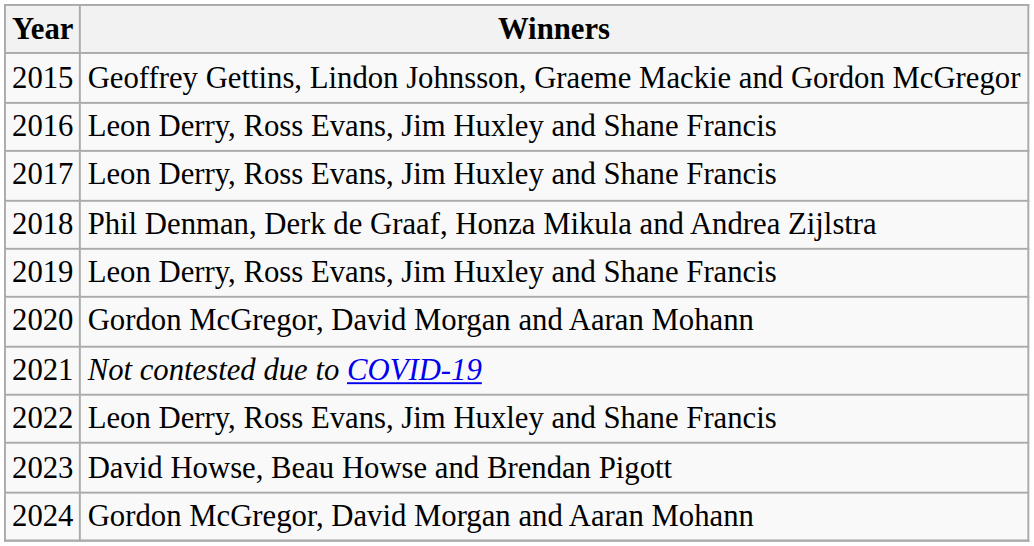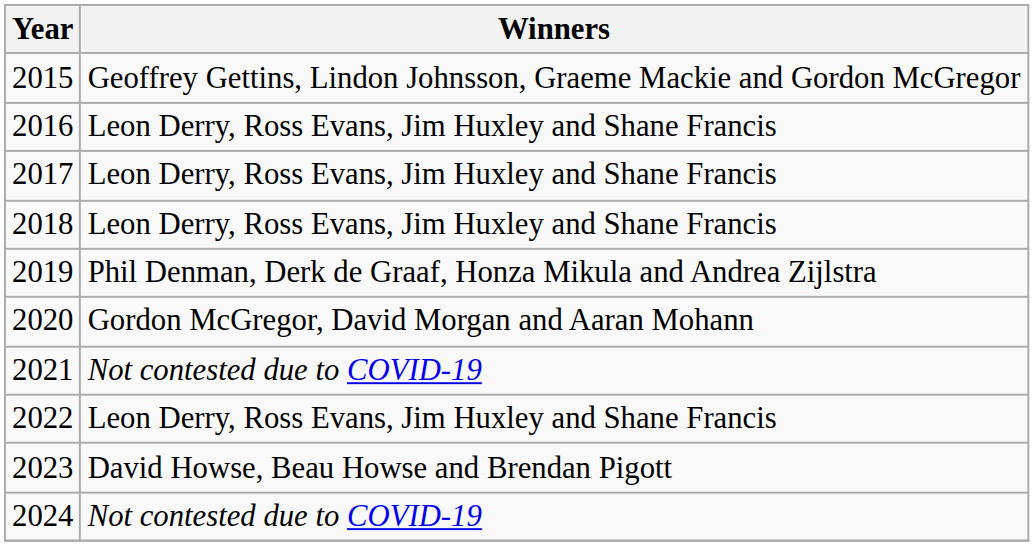(482, 223) Phil Denman, Derk de Graaf, Honza Mikula and Andrea Zijlstra -> (432, 223) Leon Derry, Ross Evans, Jim Huxley and Shane Francis
(432, 272) Leon Derry, Ross Evans, Jim Huxley and Shane Francis -> (482, 272) Phil Denman, Derk de Graaf, Honza Mikula and Andrea Zijlstra
(421, 516) Gordon McGregor, David Morgan and Aaran Mohann -> (285, 516) Not contested due to COVID-19
